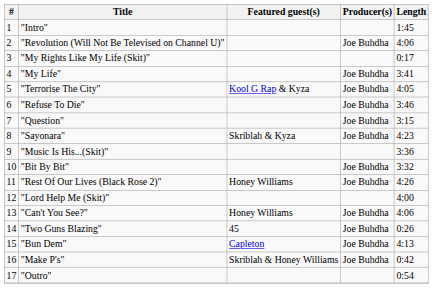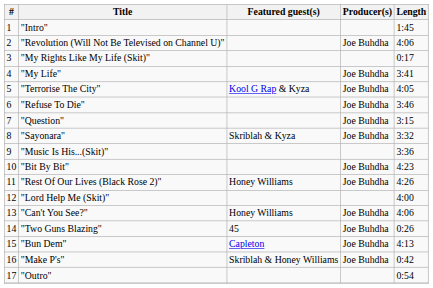(405, 136) 4:23 -> (405, 136) 3:32
(405, 167) 3:32 -> (405, 167) 4:23
